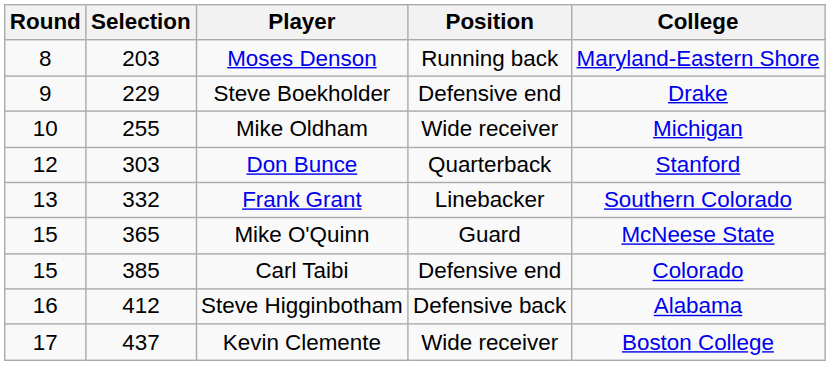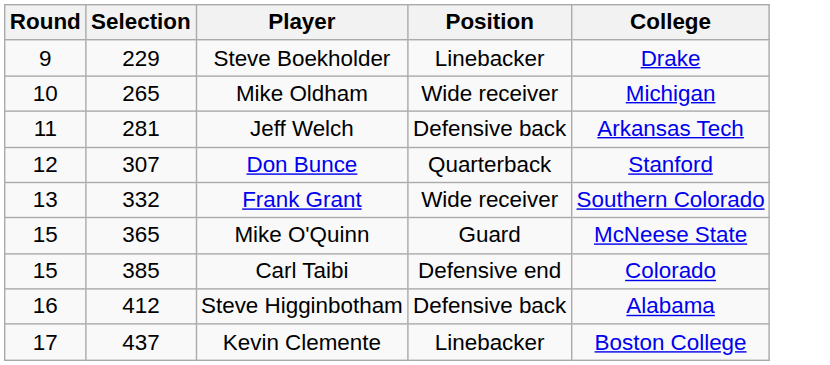- row: (302, 57)
(490, 93) Defensive end -> (490, 57) Linebacker
(141, 128) 255 -> (141, 93) 265
+ row: (302, 128)
(141, 164) 303 -> (141, 164) 307
(490, 199) Linebacker -> (490, 199) Wide receiver
(490, 341) Wide receiver -> (490, 341) Linebacker
